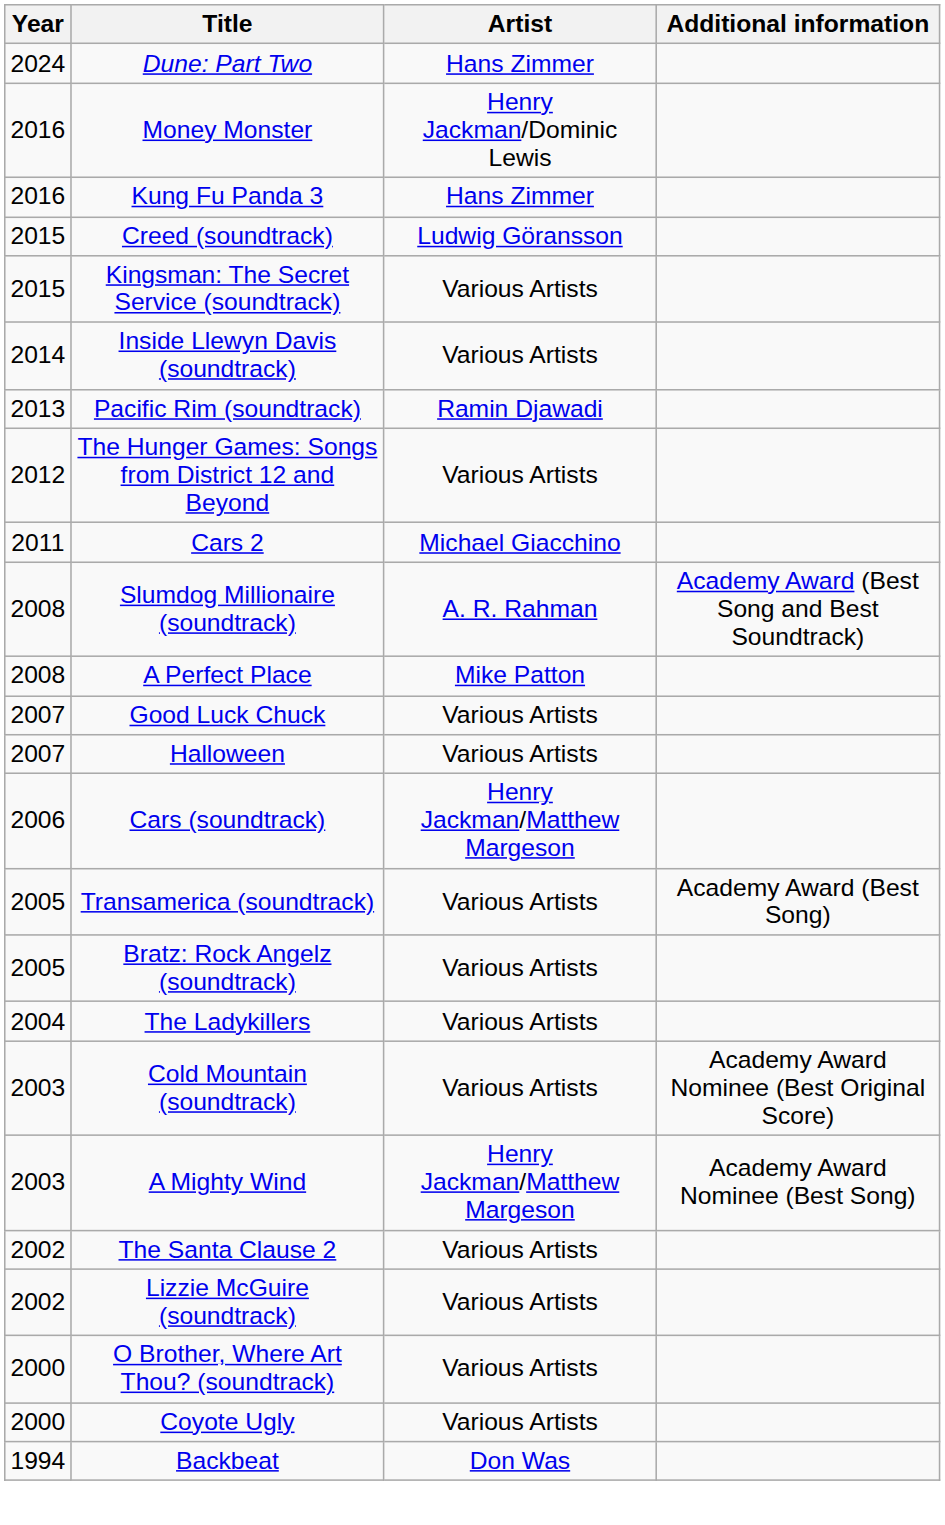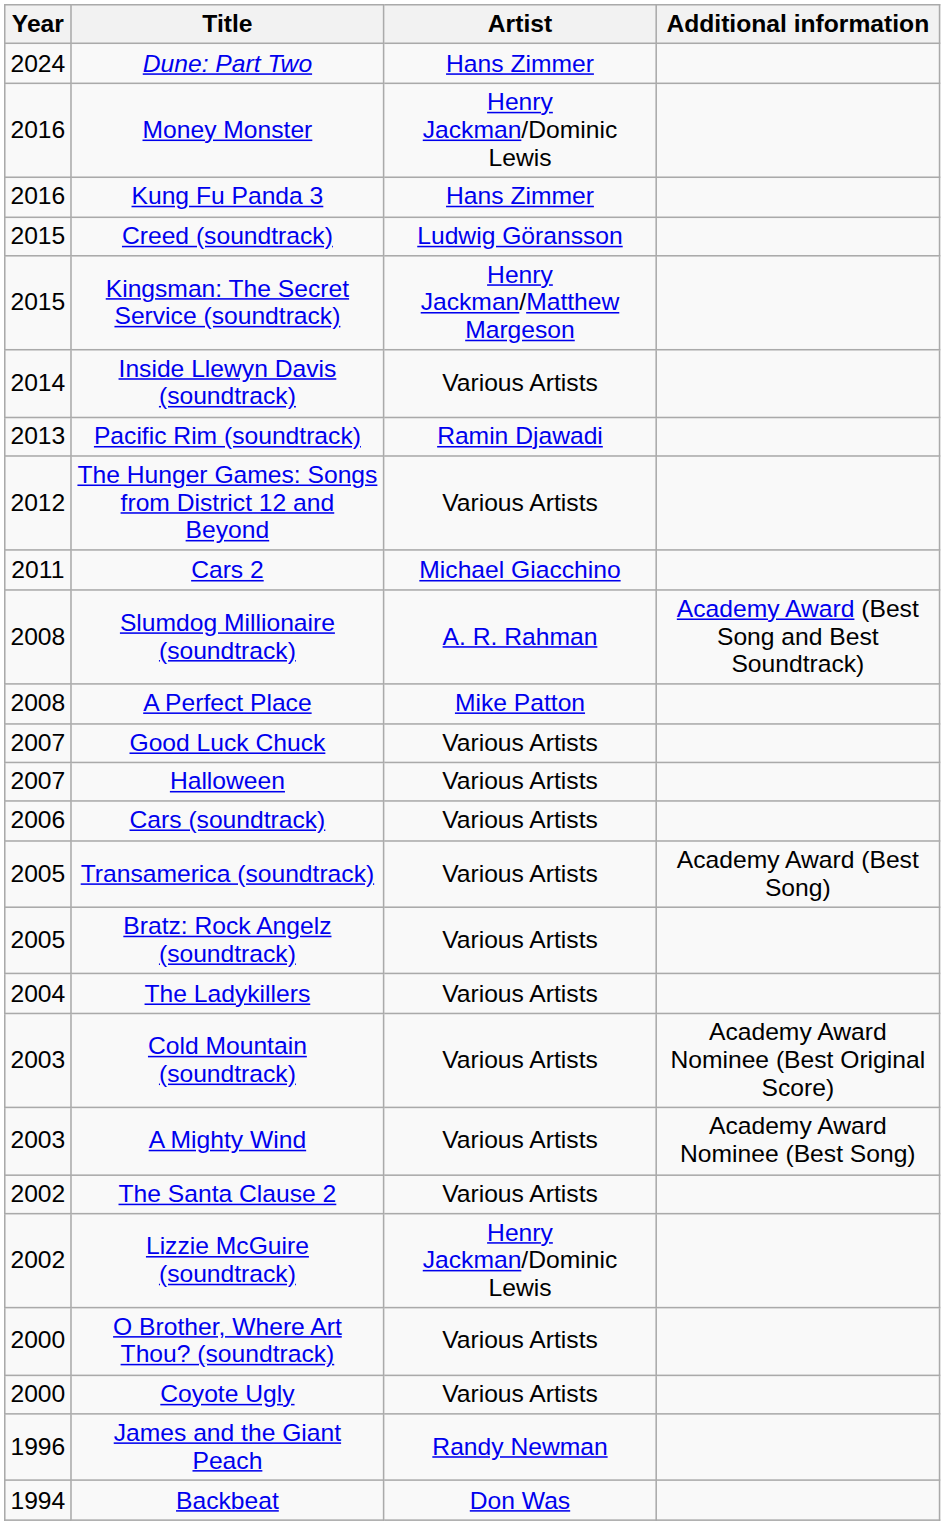(520, 288) Various Artists -> (520, 302) Henry Jackman/Matthew Margeson
(520, 820) Henry Jackman/Matthew Margeson -> (520, 820) Various Artists
(520, 1182) Henry Jackman/Matthew Margeson -> (520, 1140) Various Artists
(520, 1302) Various Artists -> (520, 1260) Henry Jackman/Dominic Lewis
+ row: (227, 1446)
